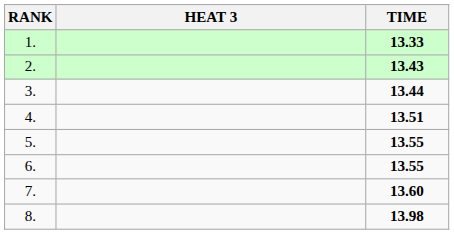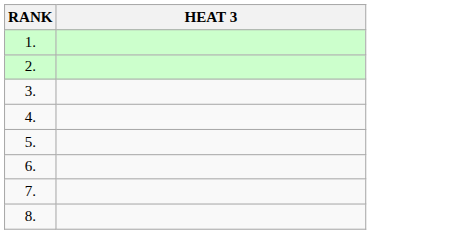- column: (407, 17)
